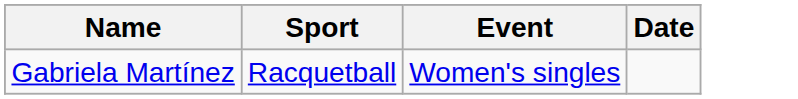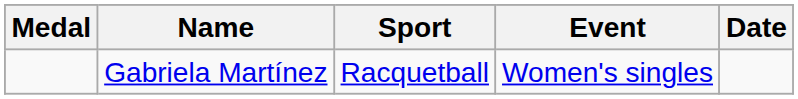+ column: (51, 27)
